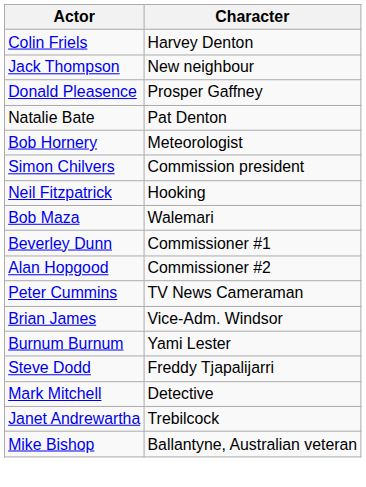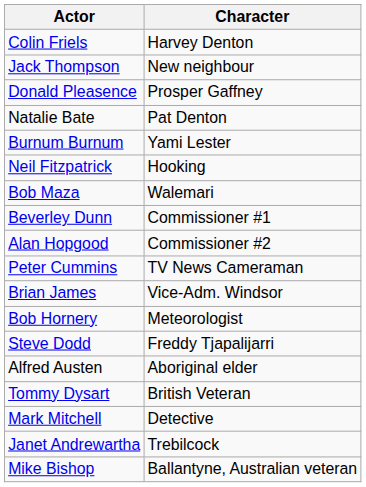rows swapped: (66, 343) <-> (53, 142)
- row: (61, 167)
+ row: (55, 368)
+ row: (59, 393)
